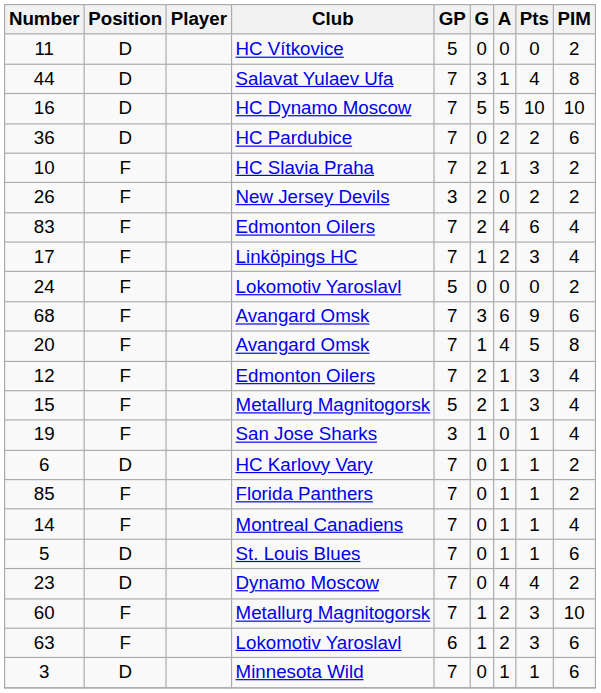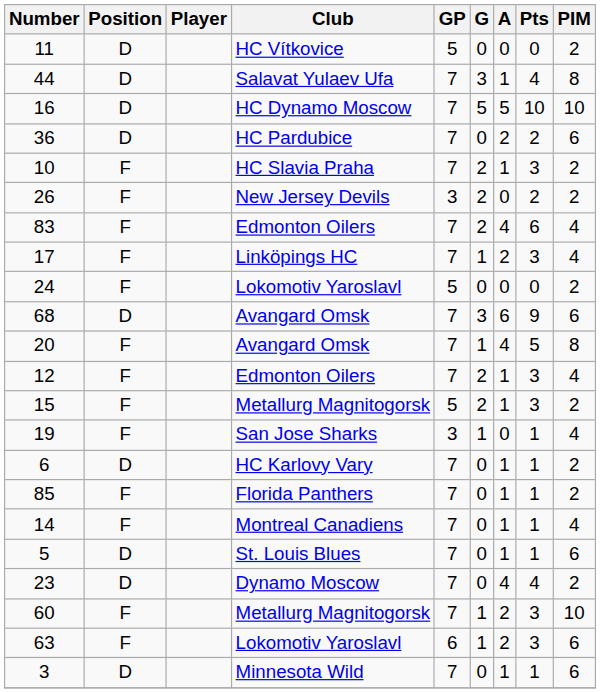(125, 316) F -> (125, 316) D
(574, 405) 4 -> (574, 405) 2
